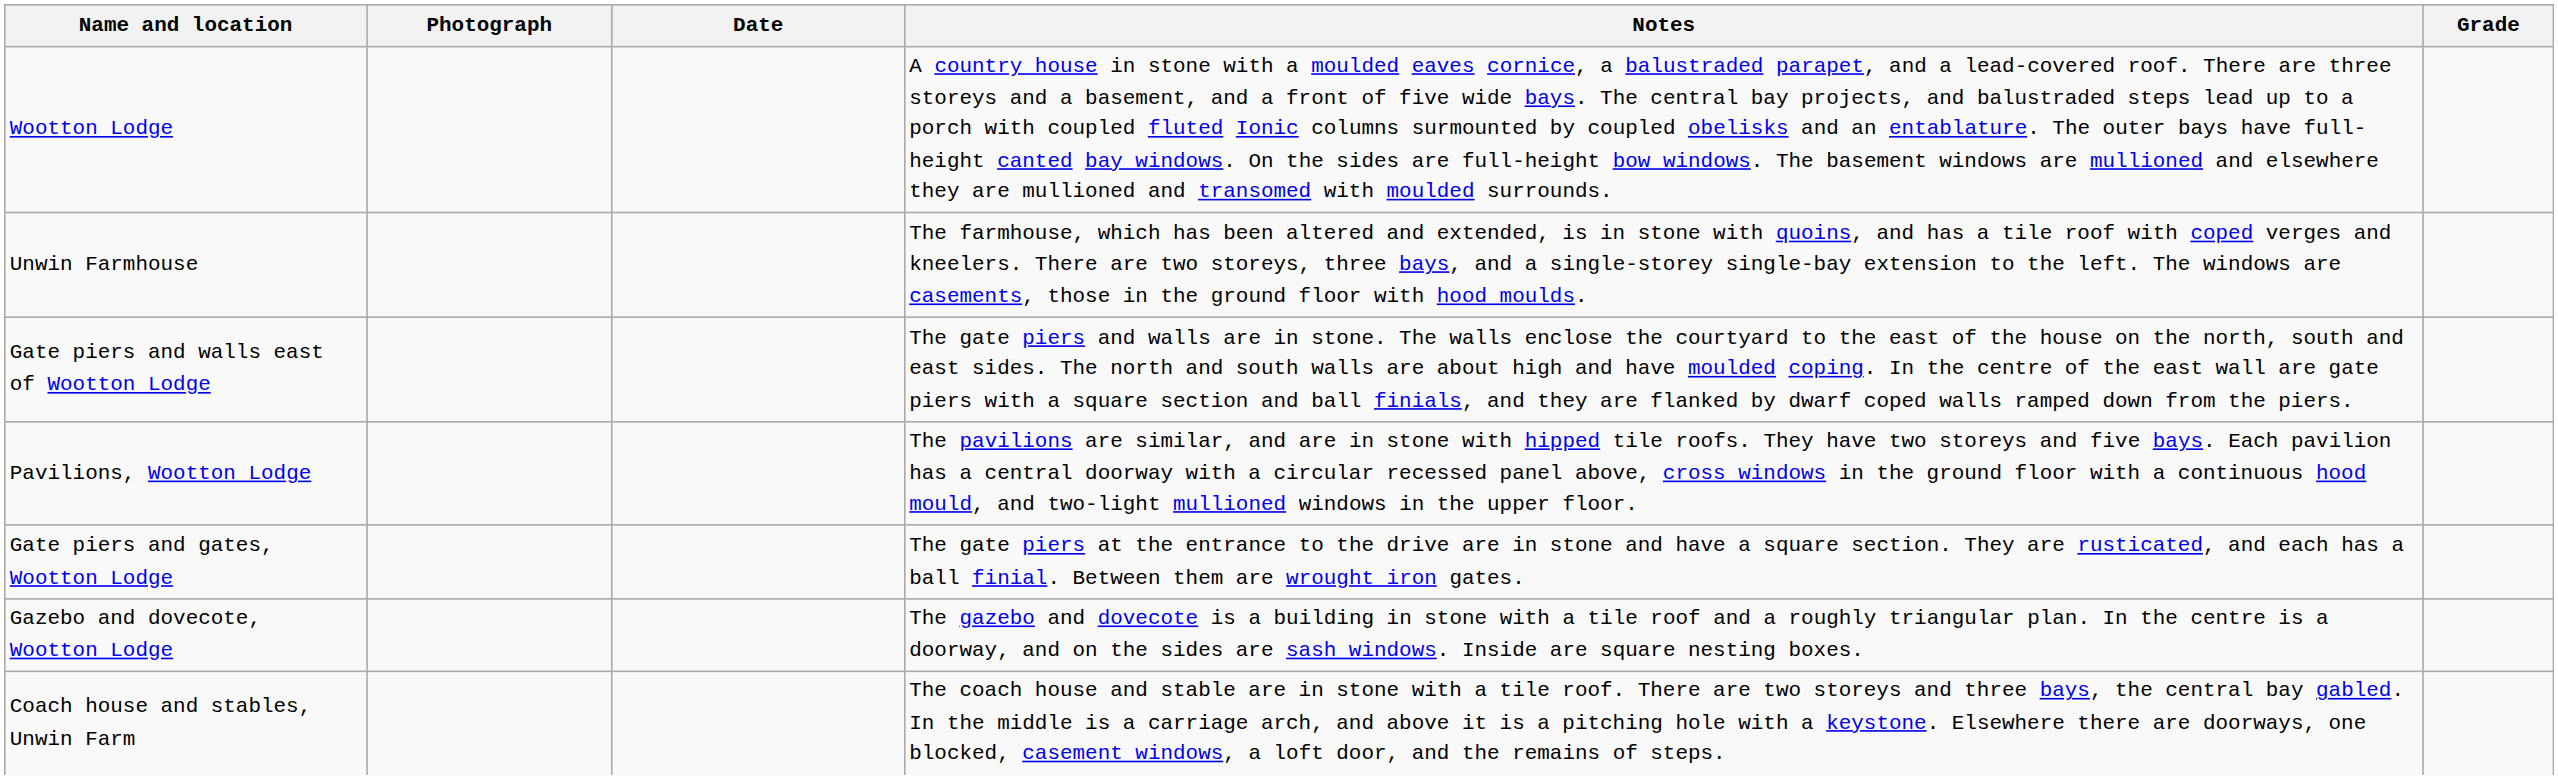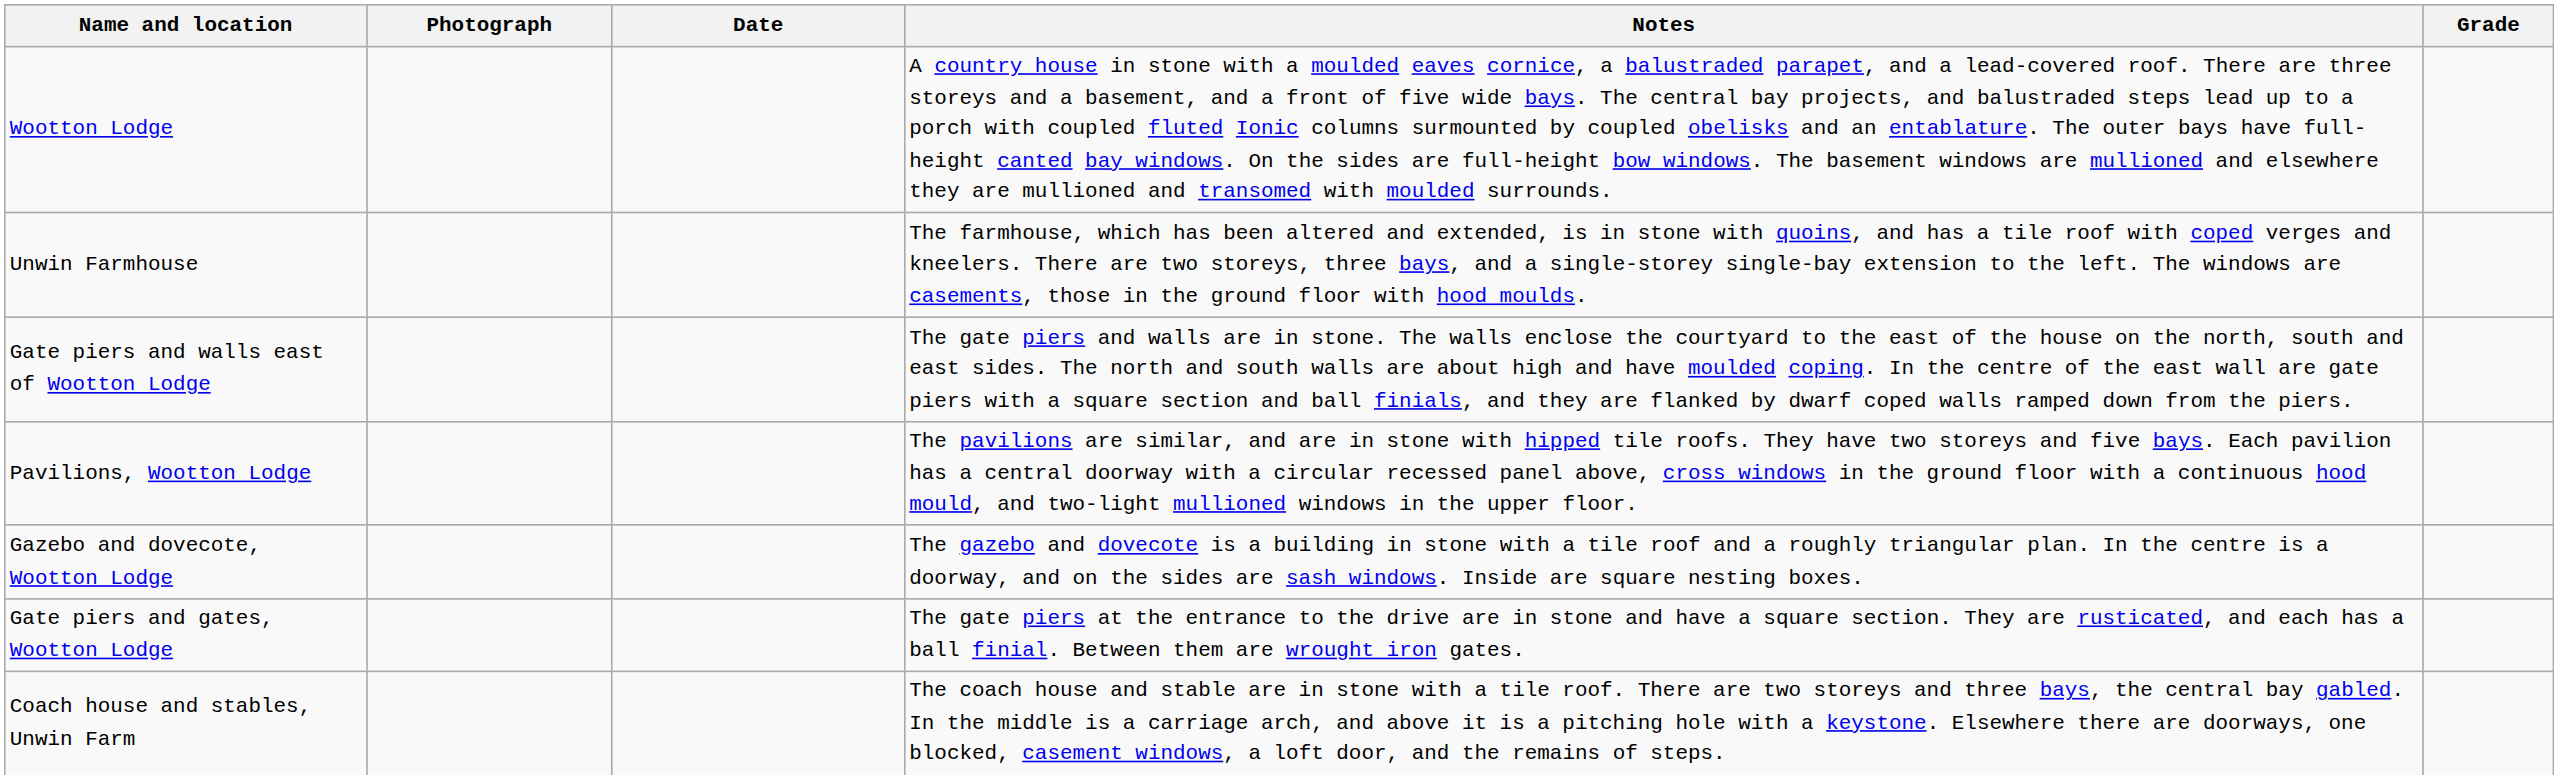rows swapped: (142, 562) <-> (135, 634)
